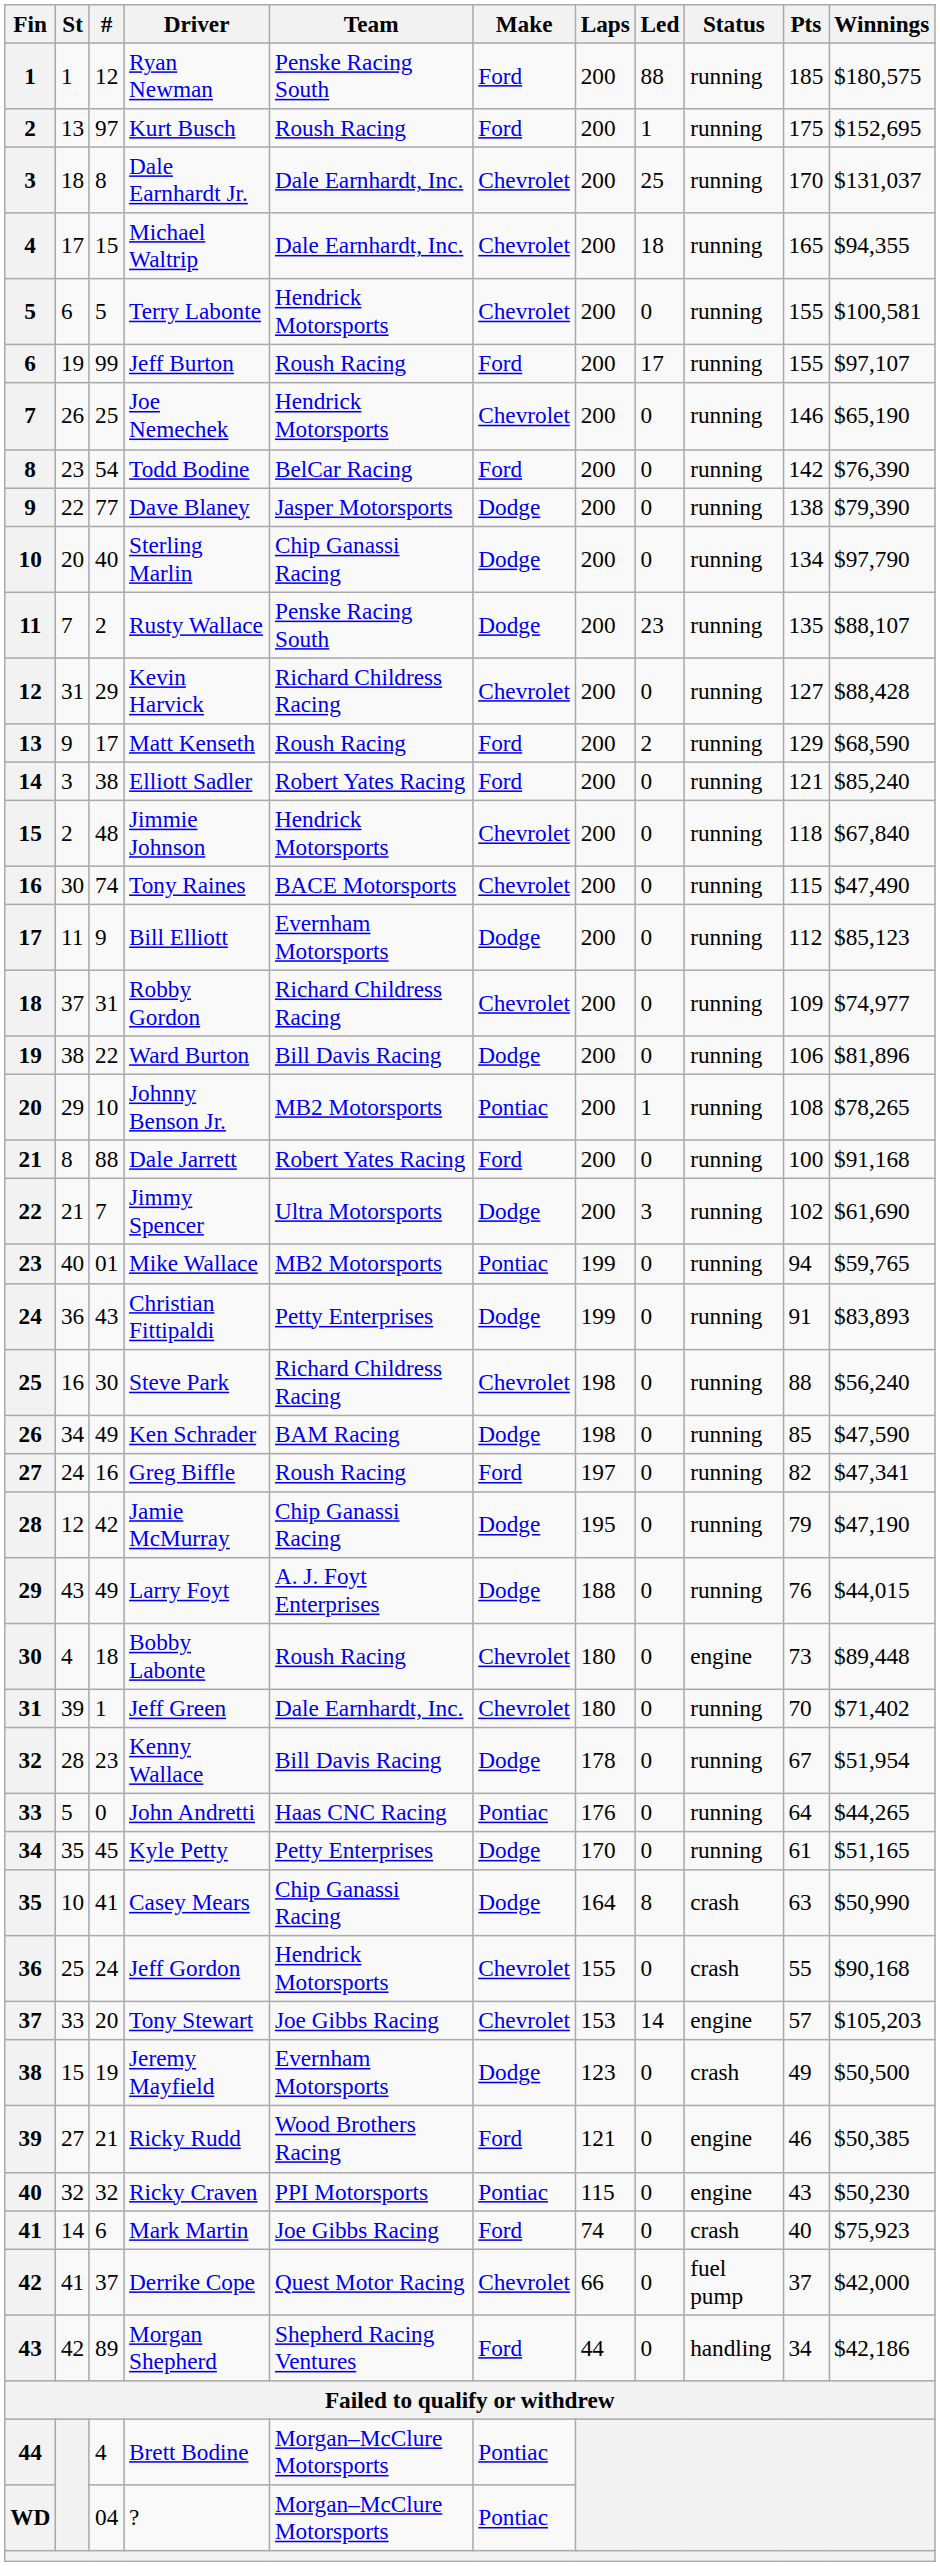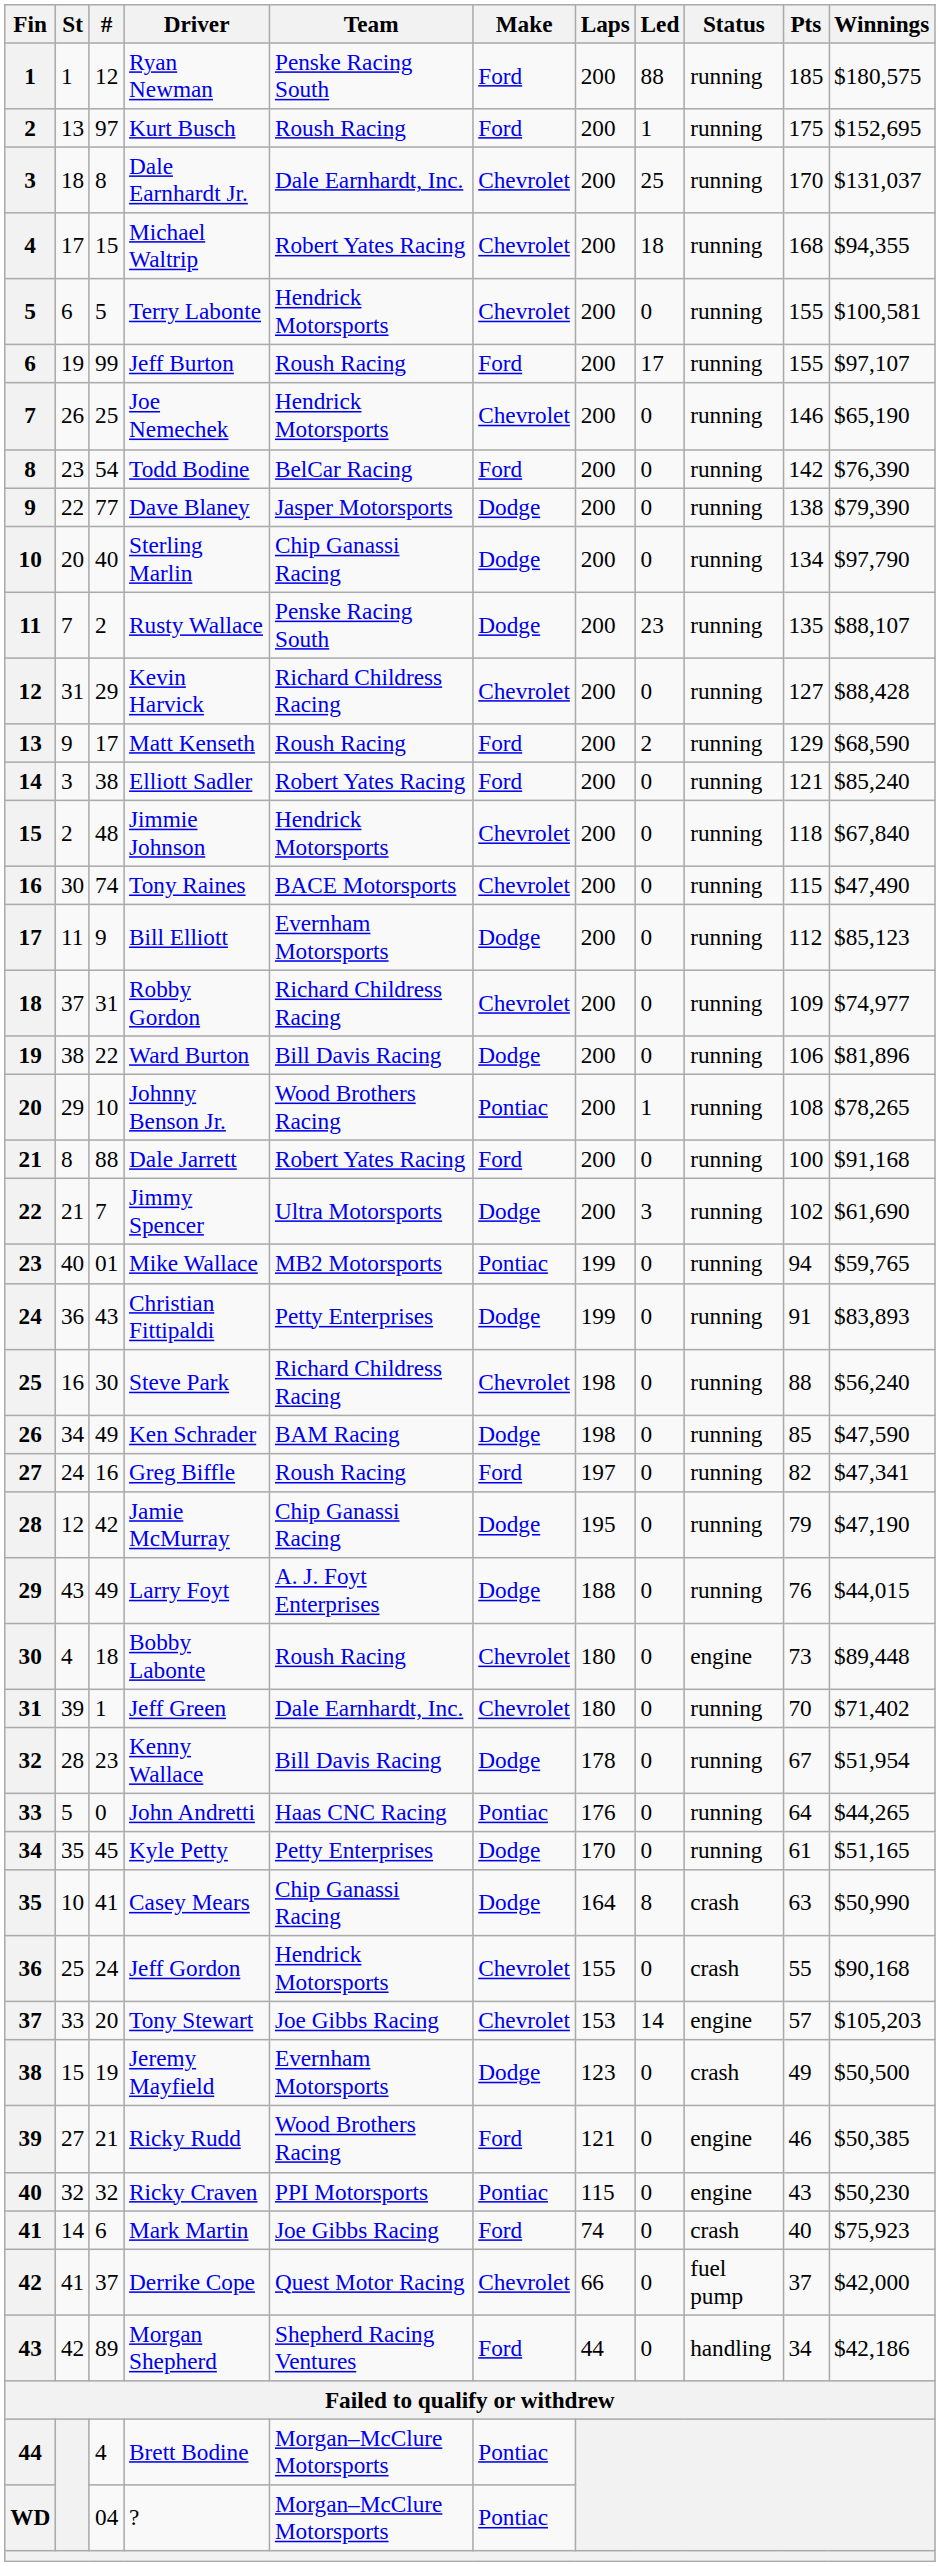(369, 246) Dale Earnhardt, Inc. -> (370, 246) Robert Yates Racing
(806, 246) 165 -> (806, 246) 168
(359, 1107) MB2 Motorsports -> (345, 1107) Wood Brothers Racing
